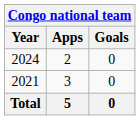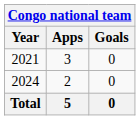rows swapped: (25, 81) <-> (25, 59)
